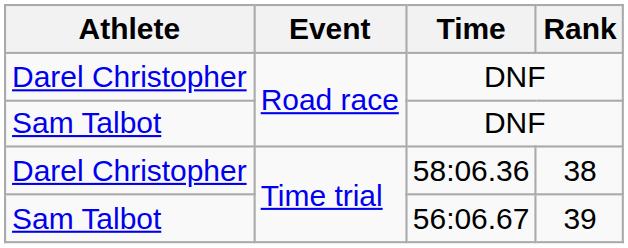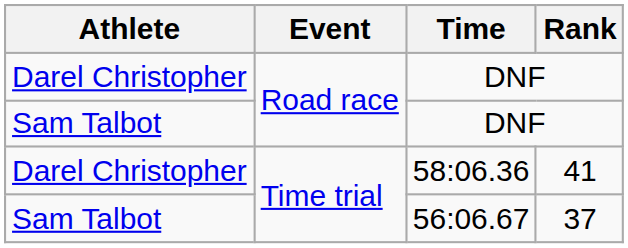(580, 171) 38 -> (580, 171) 41
(580, 218) 39 -> (580, 218) 37
